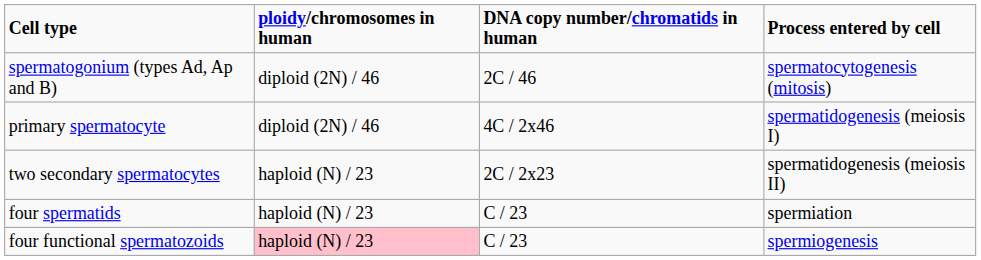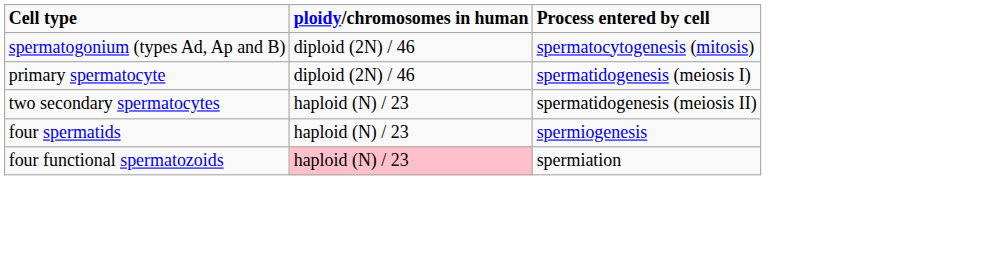- column: (610, 28)
(810, 213) spermiation -> (592, 132) spermiogenesis
(823, 241) spermiogenesis -> (579, 160) spermiation
